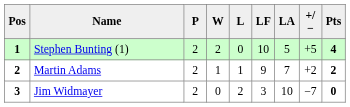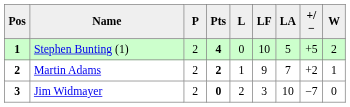columns swapped: (218, 21) <-> (333, 21)
